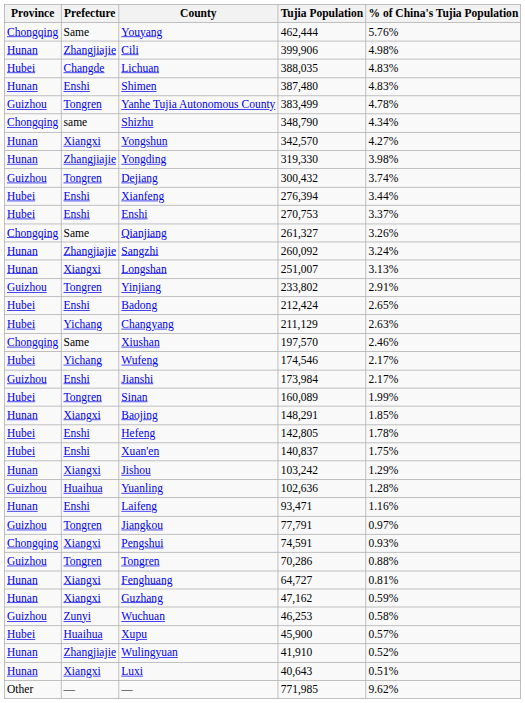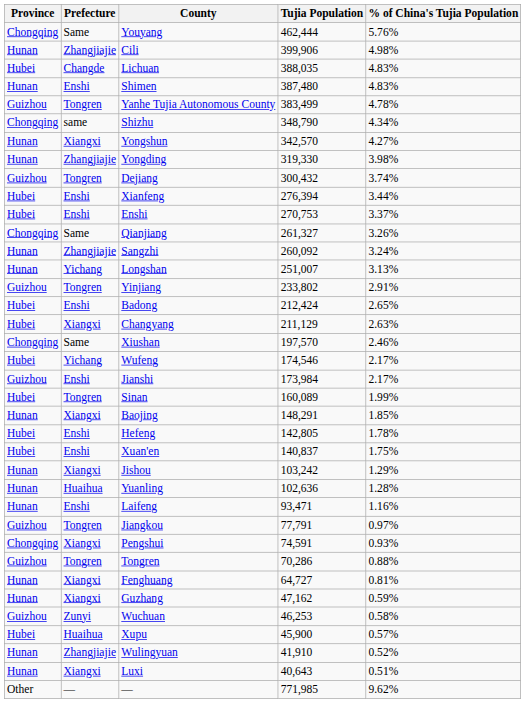(82, 269) Xiangxi -> (83, 269) Yichang
(83, 324) Yichang -> (82, 324) Xiangxi
(27, 488) Guizhou -> (22, 488) Hunan
